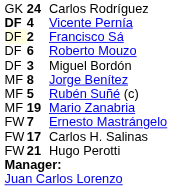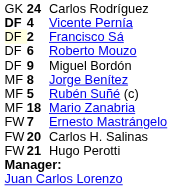(30, 65) 3 -> (30, 65) 9
(34, 108) 19 -> (34, 108) 18
(34, 136) 17 -> (34, 136) 20
